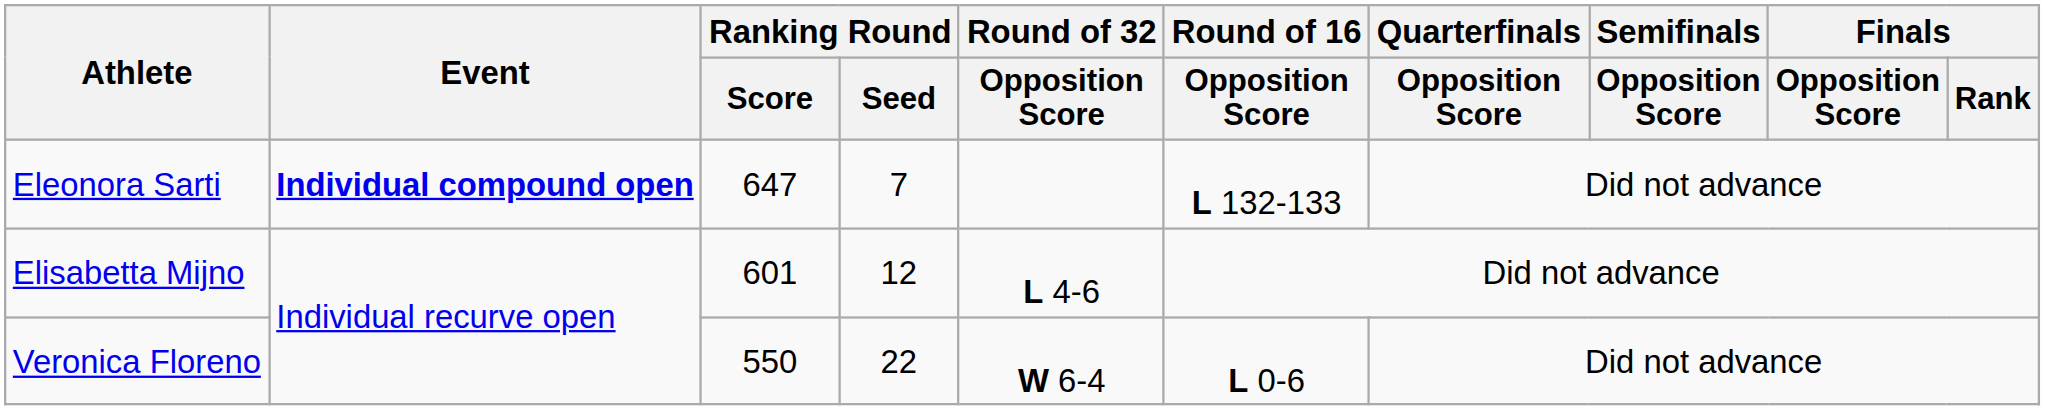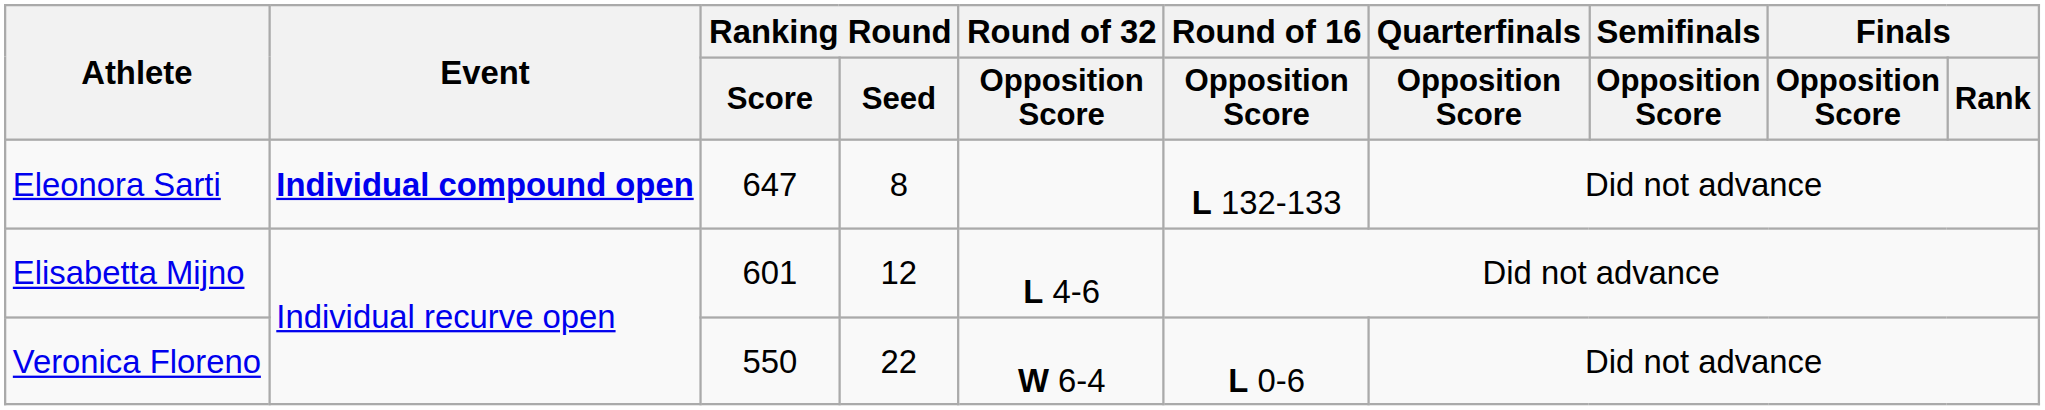(899, 185) 7 -> (899, 185) 8
